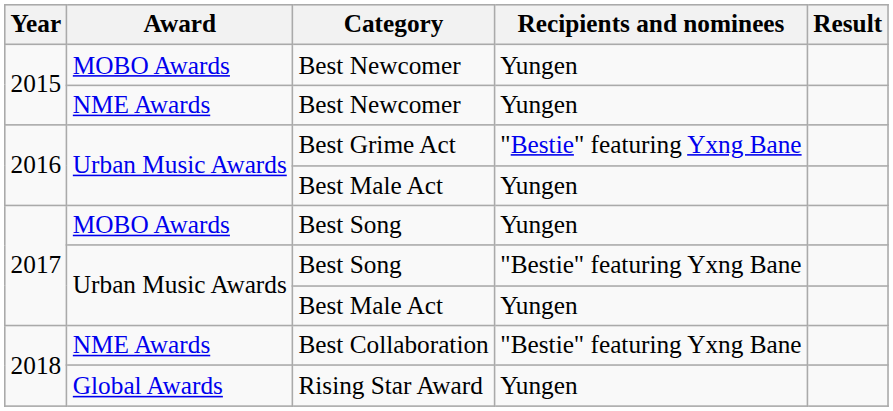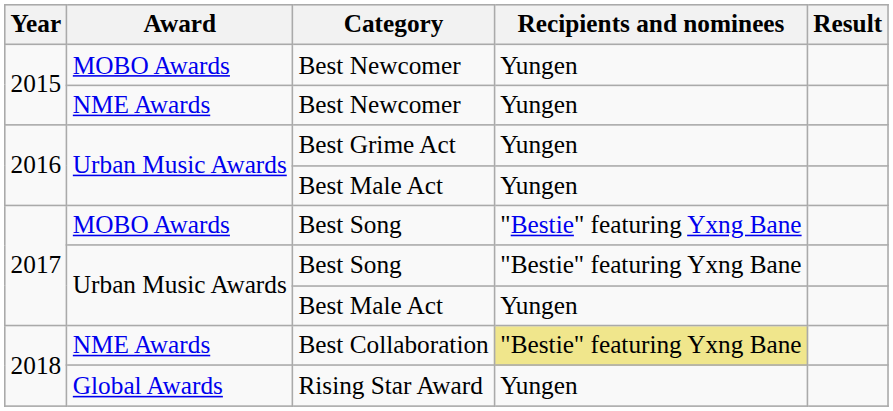(651, 144) "Bestie" featuring Yxng Bane -> (539, 144) Yungen
(539, 225) Yungen -> (651, 225) "Bestie" featuring Yxng Bane
(651, 345) no background -> (651, 345) khaki background
